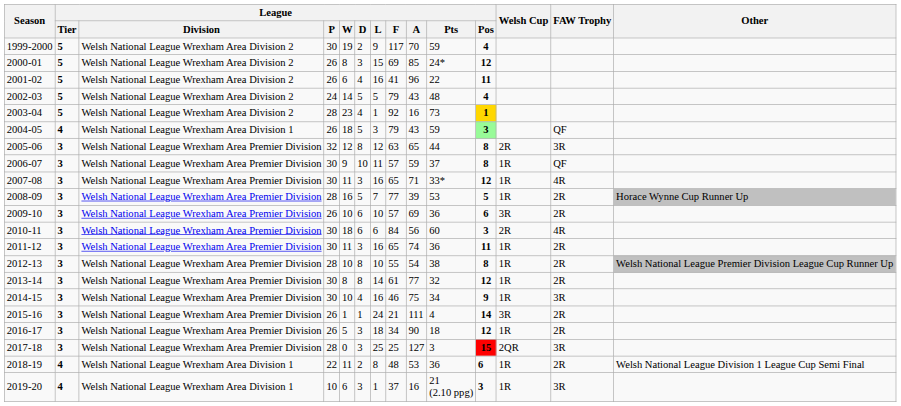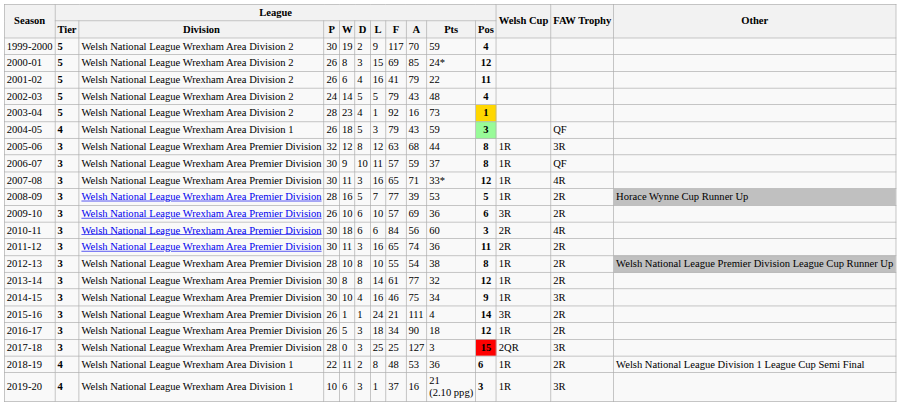(414, 79) 96 -> (414, 79) 79
(414, 146) 65 -> (414, 146) 68
(505, 146) 2R -> (505, 146) 1R
(505, 247) 1R -> (505, 247) 2R
